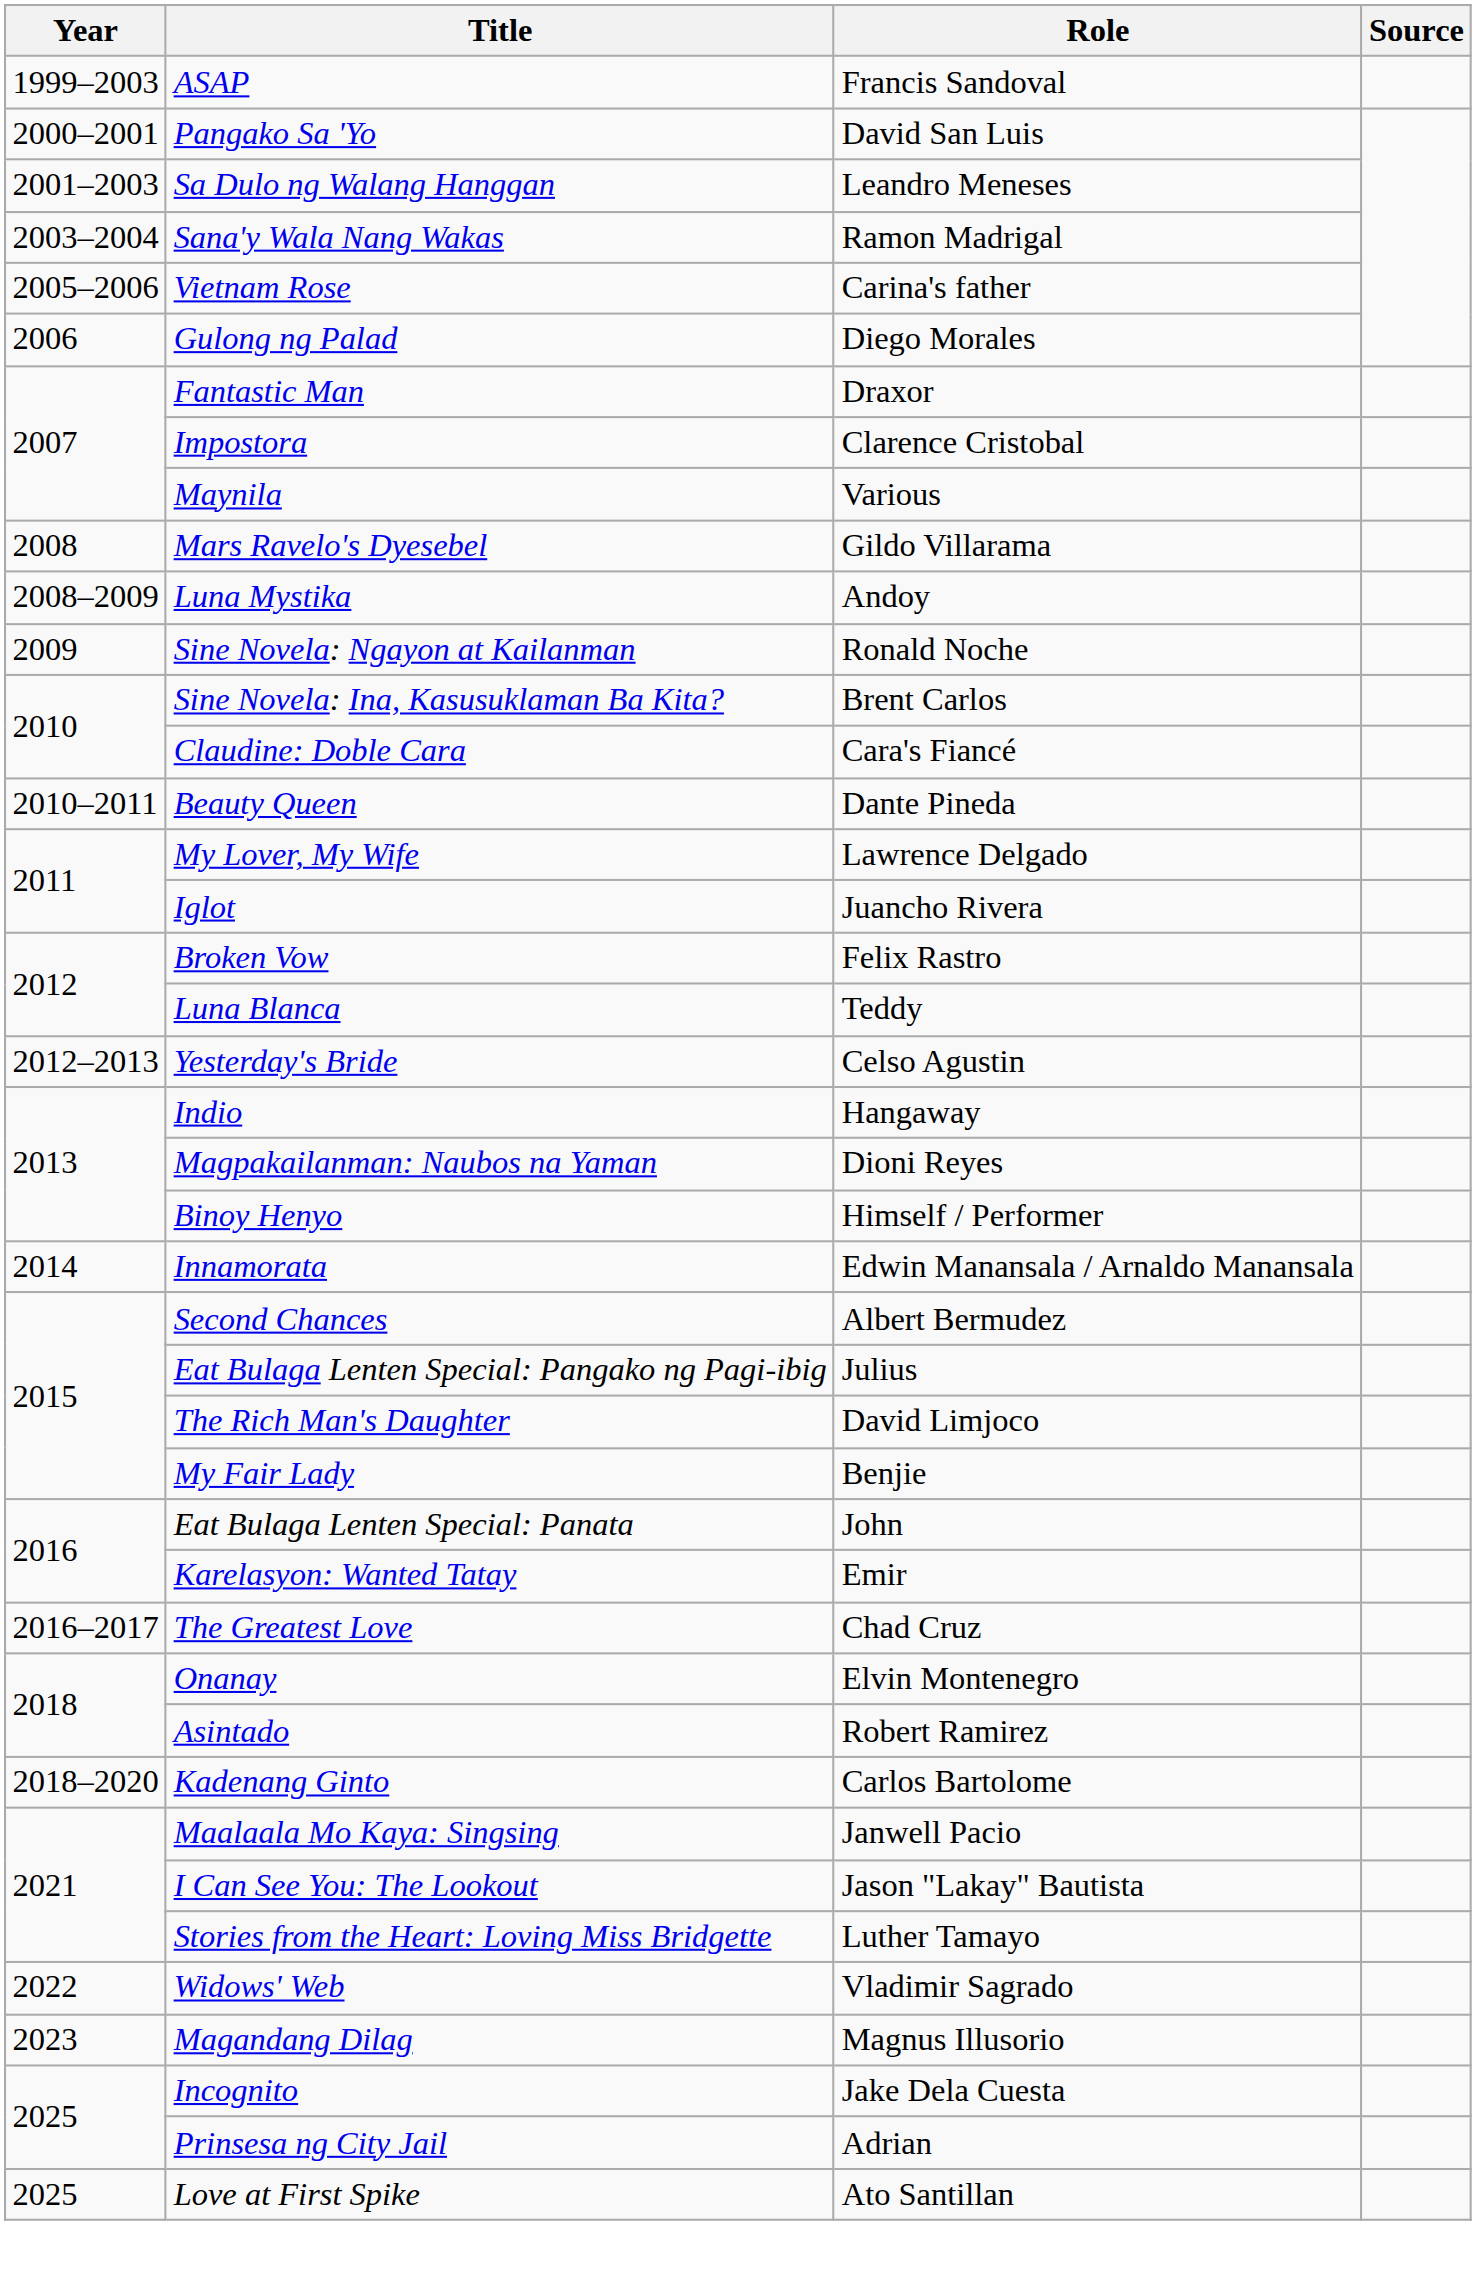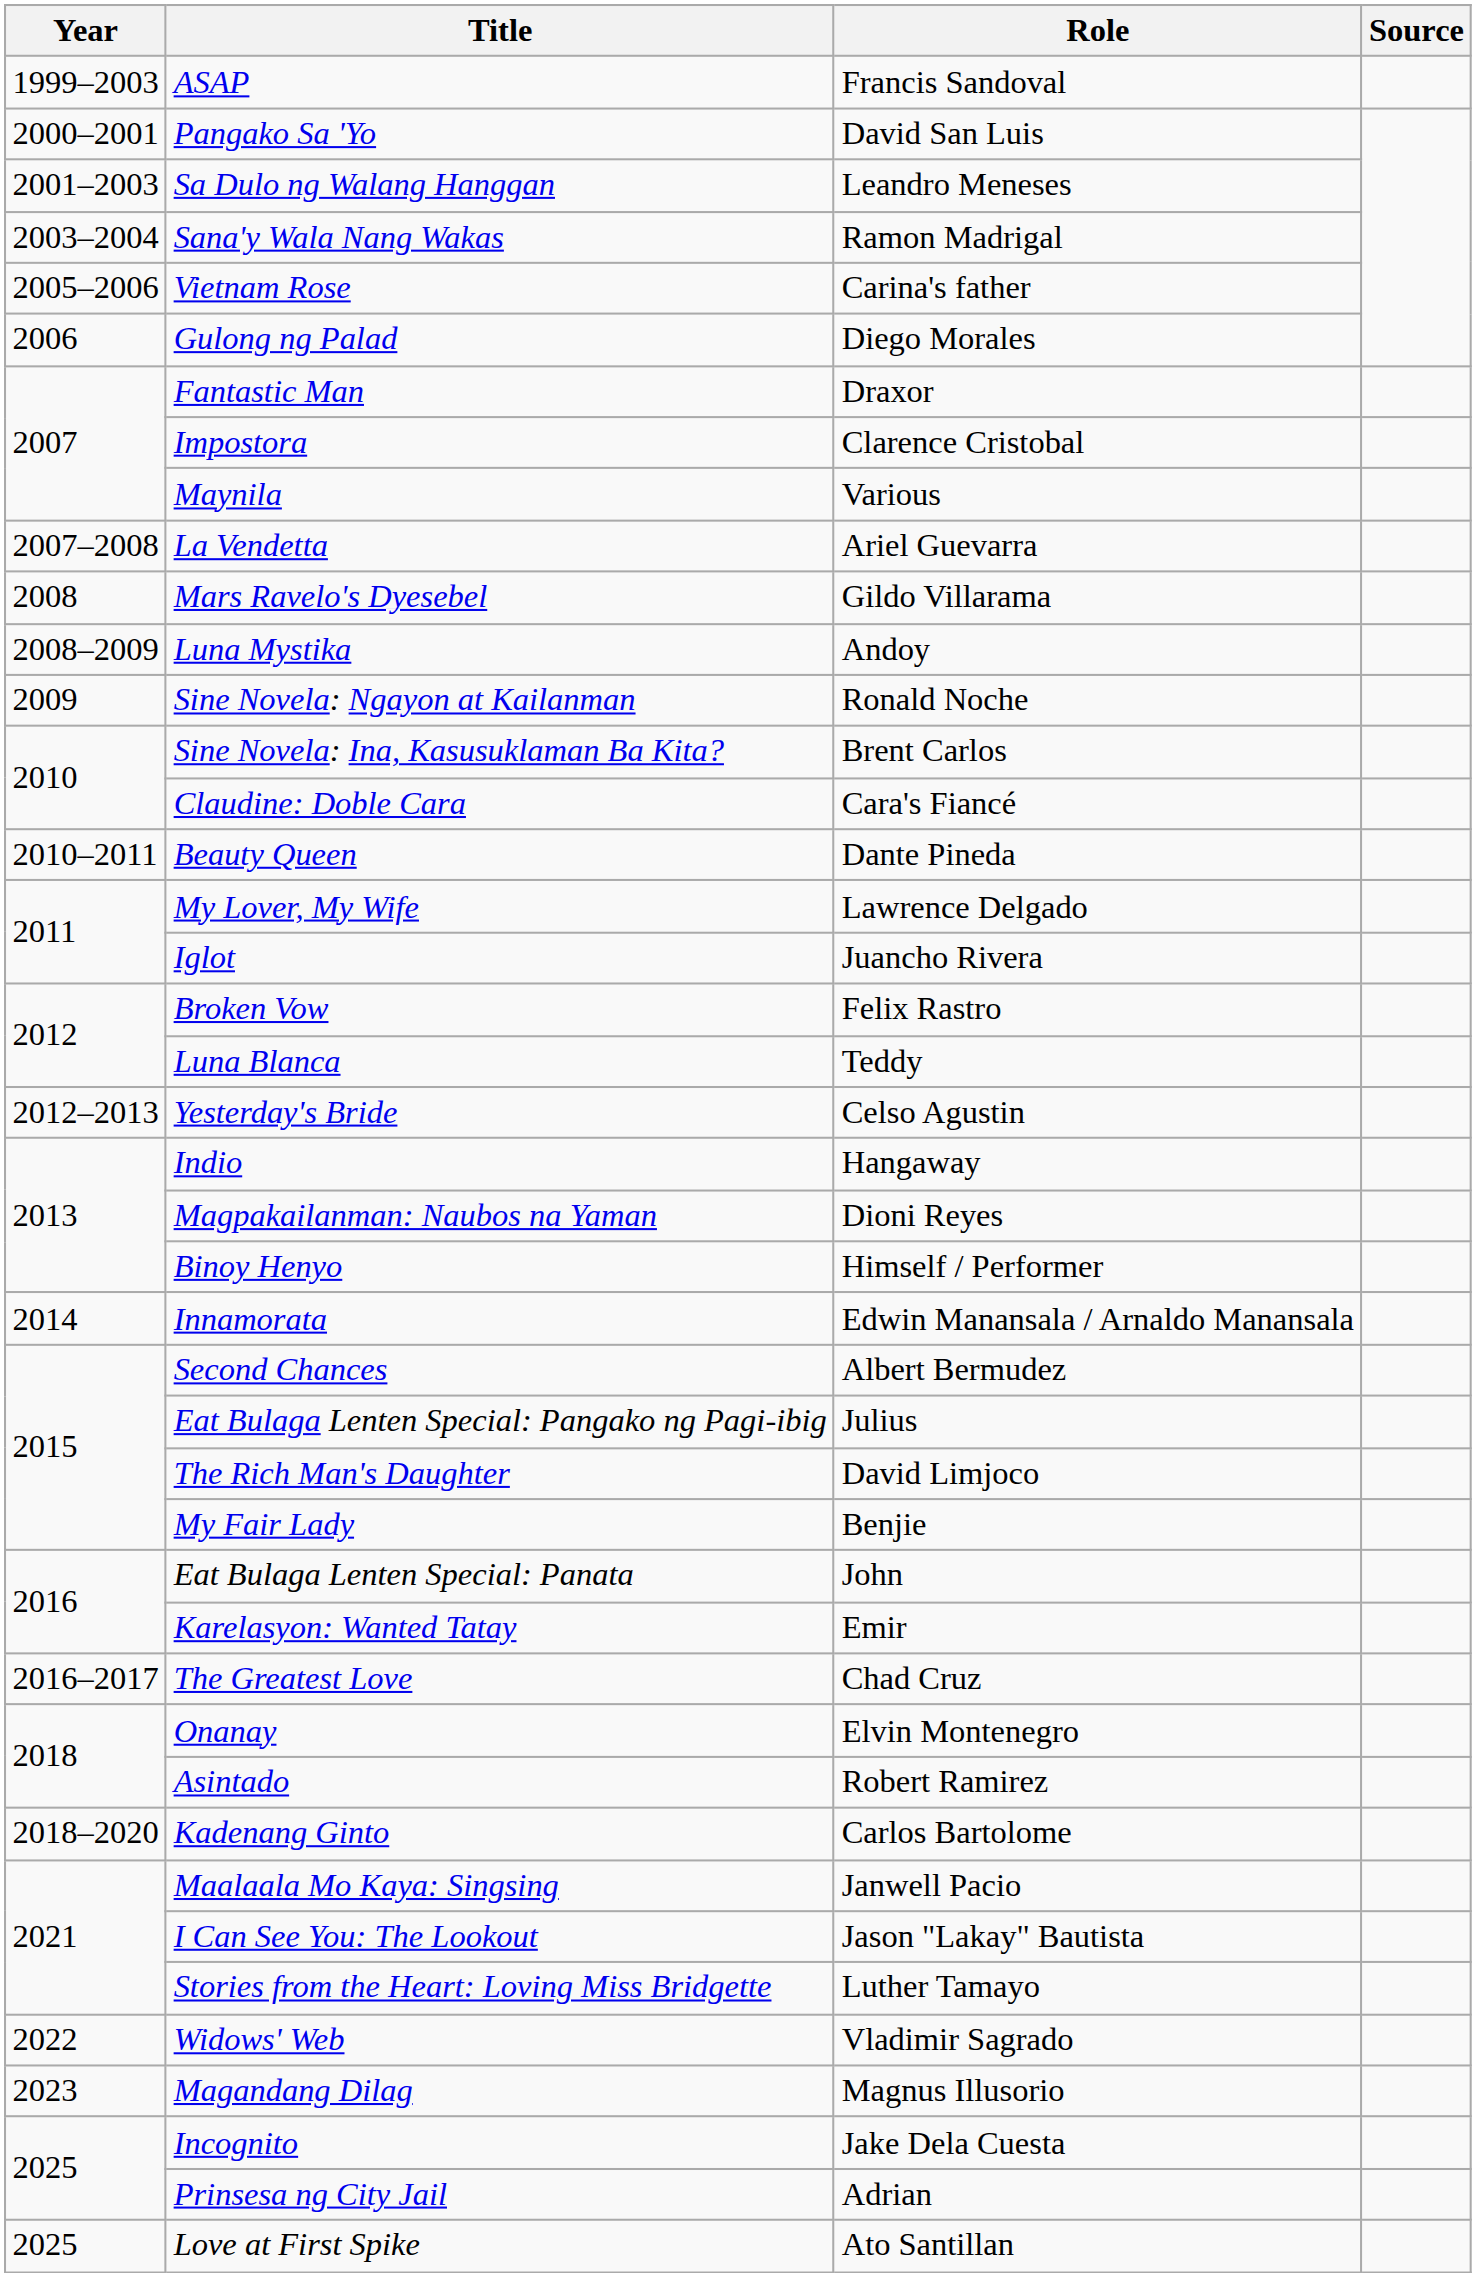+ row: (251, 545)
